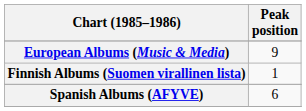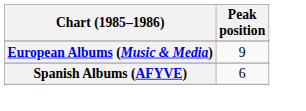- row: (127, 73)
